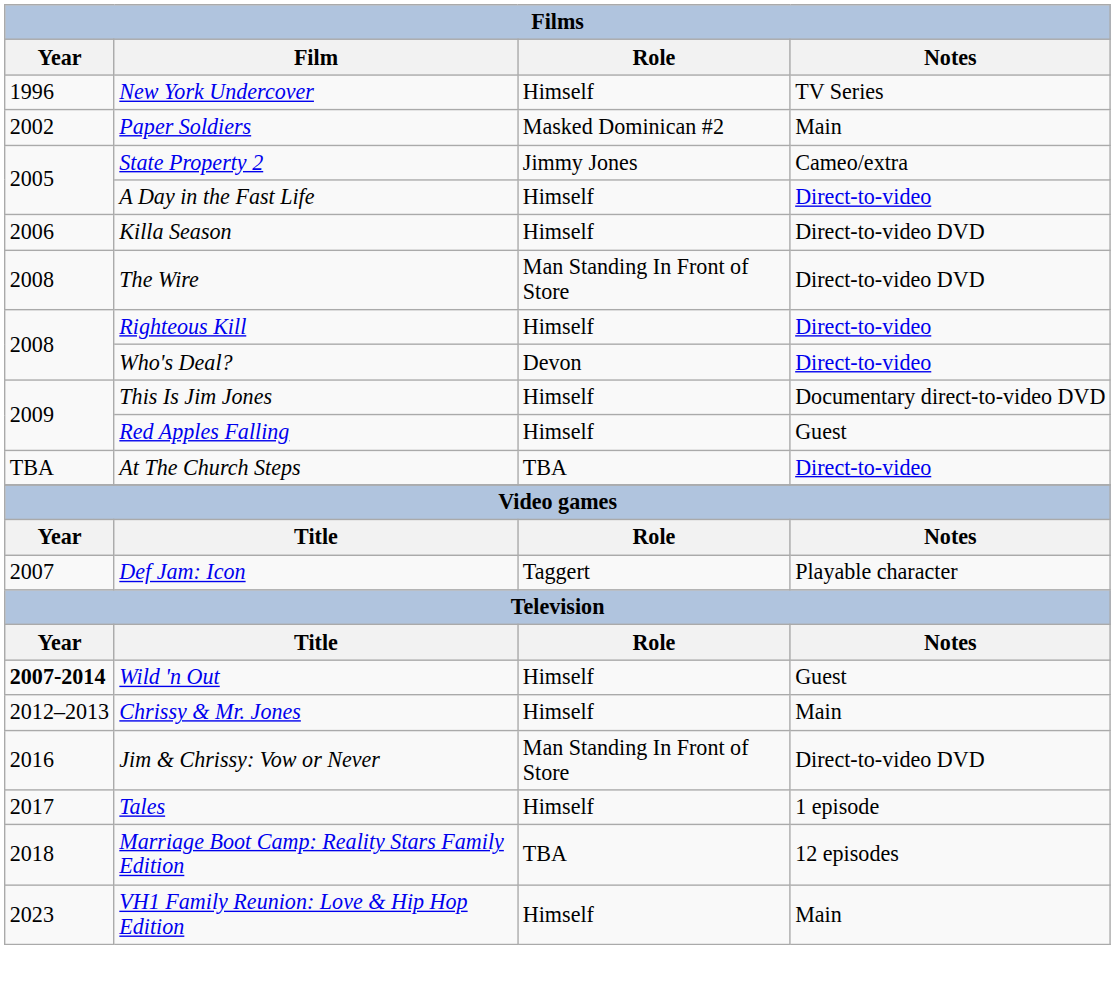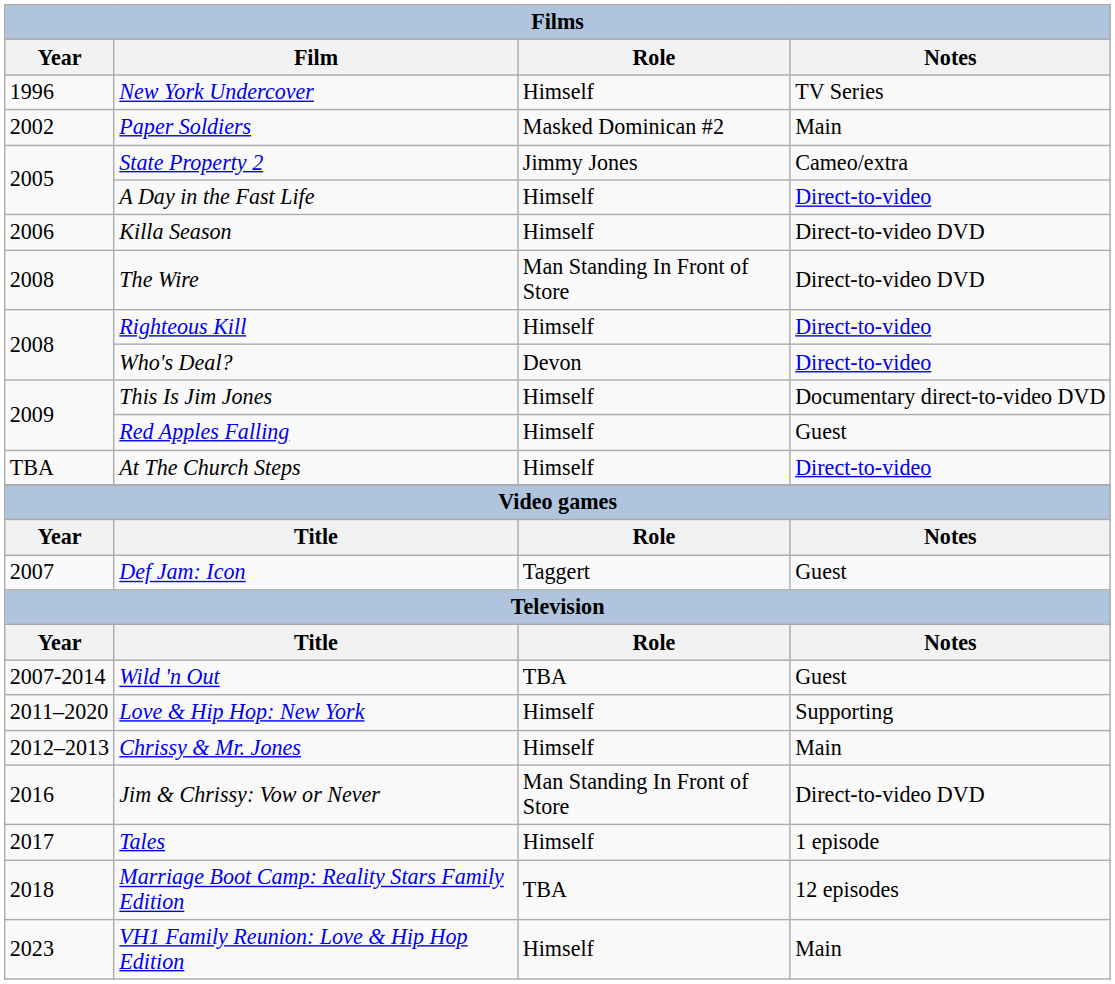(545, 467) TBA -> (558, 467) Himself
(876, 572) Playable character -> (821, 572) Guest
(58, 677) bold -> (58, 677) normal
(558, 677) Himself -> (545, 677) TBA
+ row: (242, 712)
